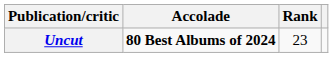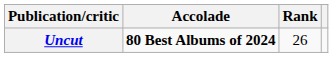(300, 40) 23 -> (300, 40) 26
